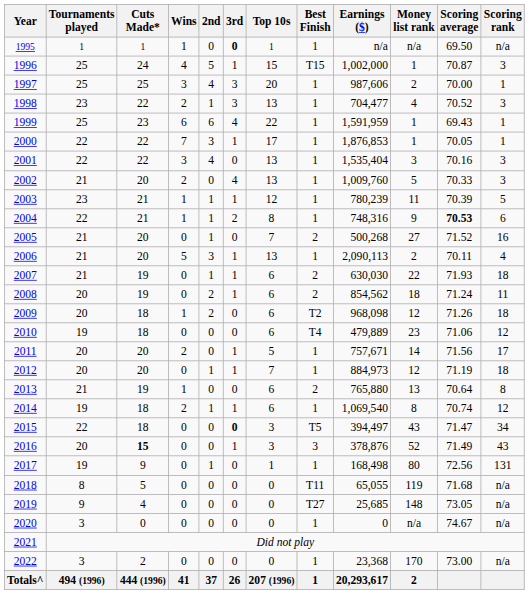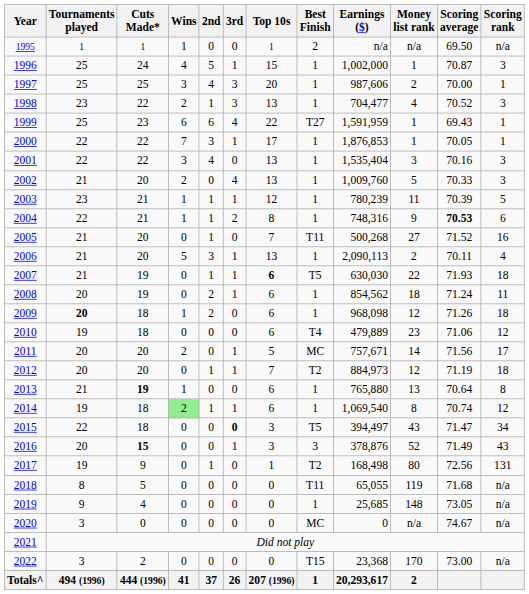(235, 46) bold -> (235, 46) normal
(315, 46) 1 -> (315, 46) 2
(315, 65) T15 -> (315, 65) 1
(315, 123) 1 -> (315, 123) T27
(315, 237) 2 -> (315, 237) T11
(272, 275) normal -> (272, 275) bold
(315, 275) 2 -> (315, 275) T5
(315, 294) 2 -> (315, 294) 1
(82, 313) normal -> (82, 313) bold
(315, 313) T2 -> (315, 313) 1
(315, 351) 1 -> (315, 351) MC
(315, 370) 1 -> (315, 370) T2
(143, 389) normal -> (143, 389) bold
(315, 389) 2 -> (315, 389) 1
(184, 408) no background -> (184, 408) lightgreen background
(315, 465) 1 -> (315, 465) T2
(315, 504) T27 -> (315, 504) 1
(315, 523) 1 -> (315, 523) MC
(315, 561) 1 -> (315, 561) T15
